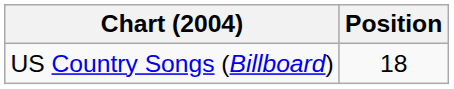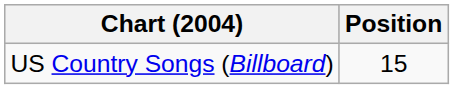(394, 63) 18 -> (394, 63) 15
